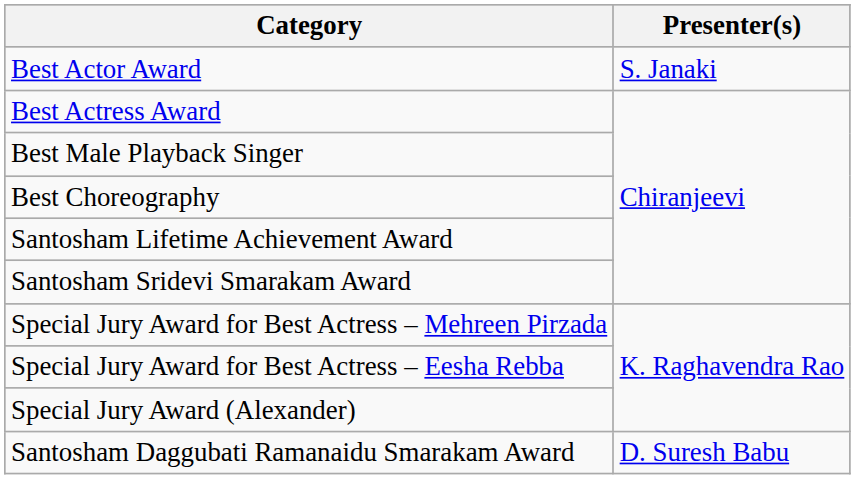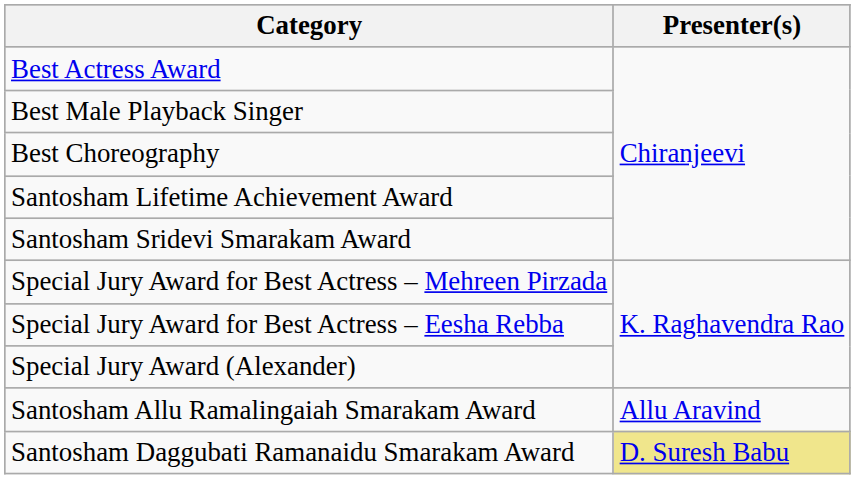- row: (106, 68)
+ row: (273, 409)
(704, 452) no background -> (704, 452) khaki background
